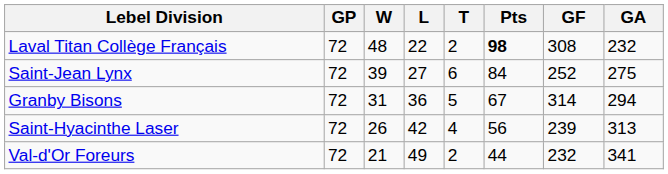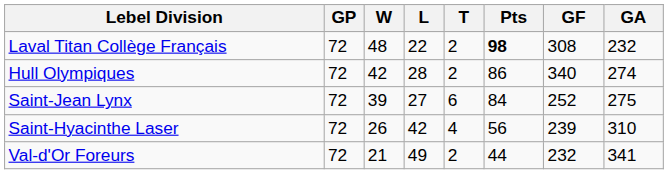+ row: (71, 73)
- row: (65, 100)
(622, 127) 313 -> (622, 127) 310
